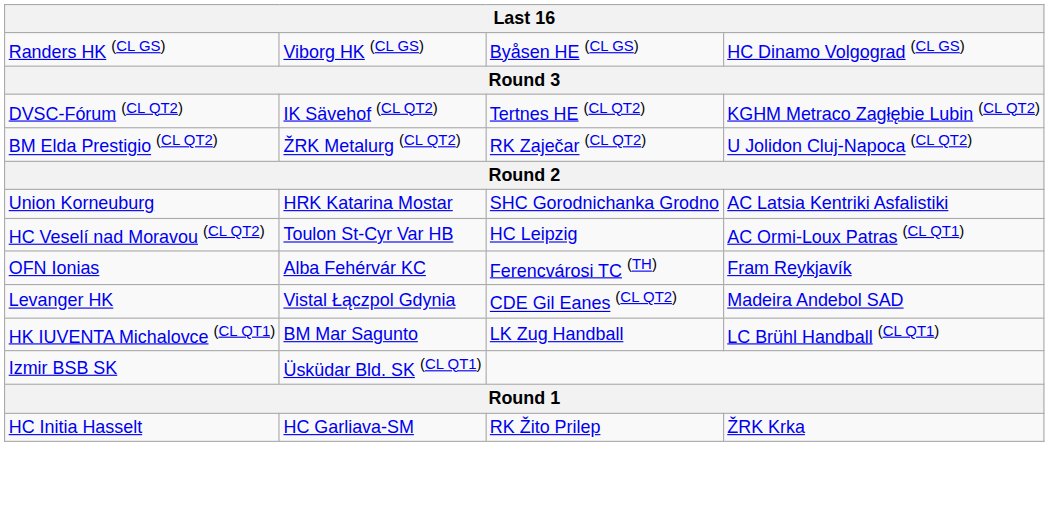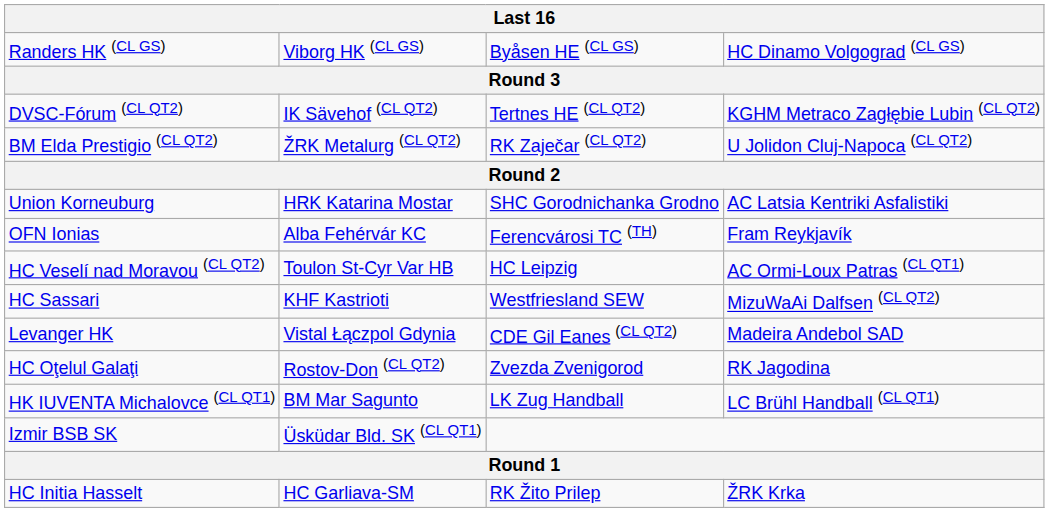rows swapped: (137, 234) <-> (54, 267)
+ row: (54, 301)
+ row: (73, 367)
